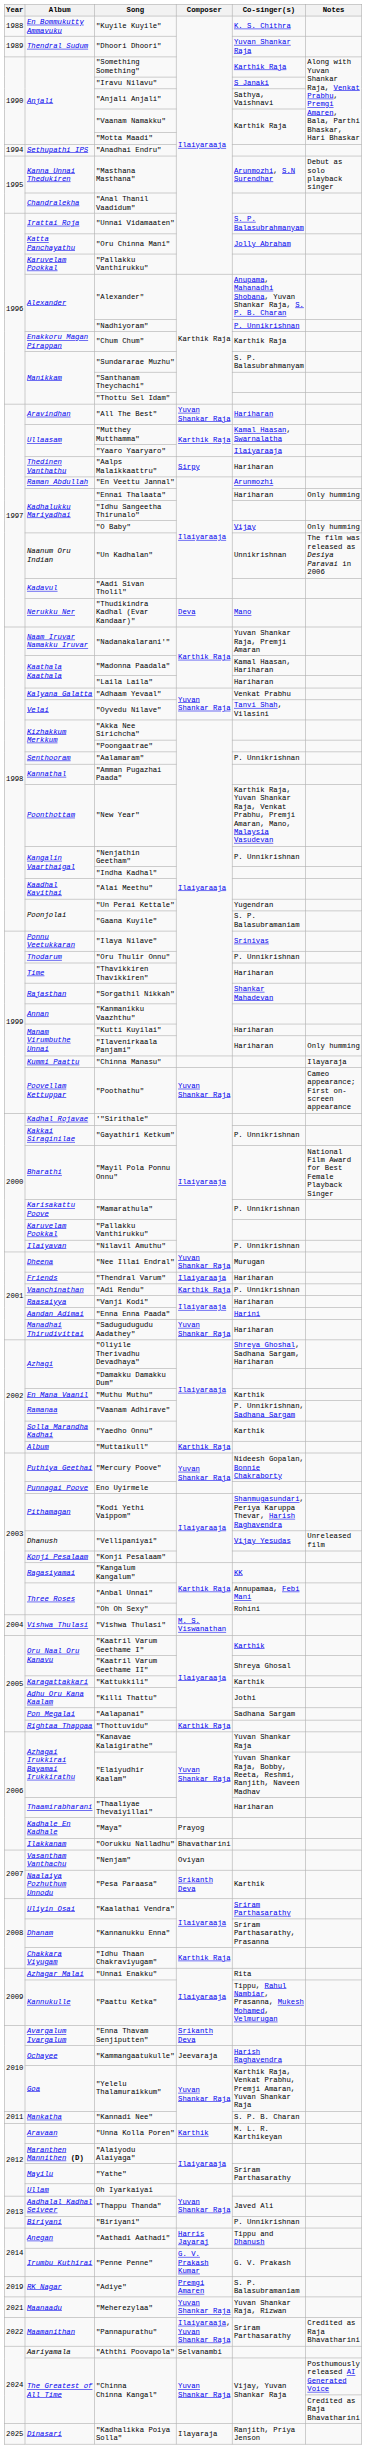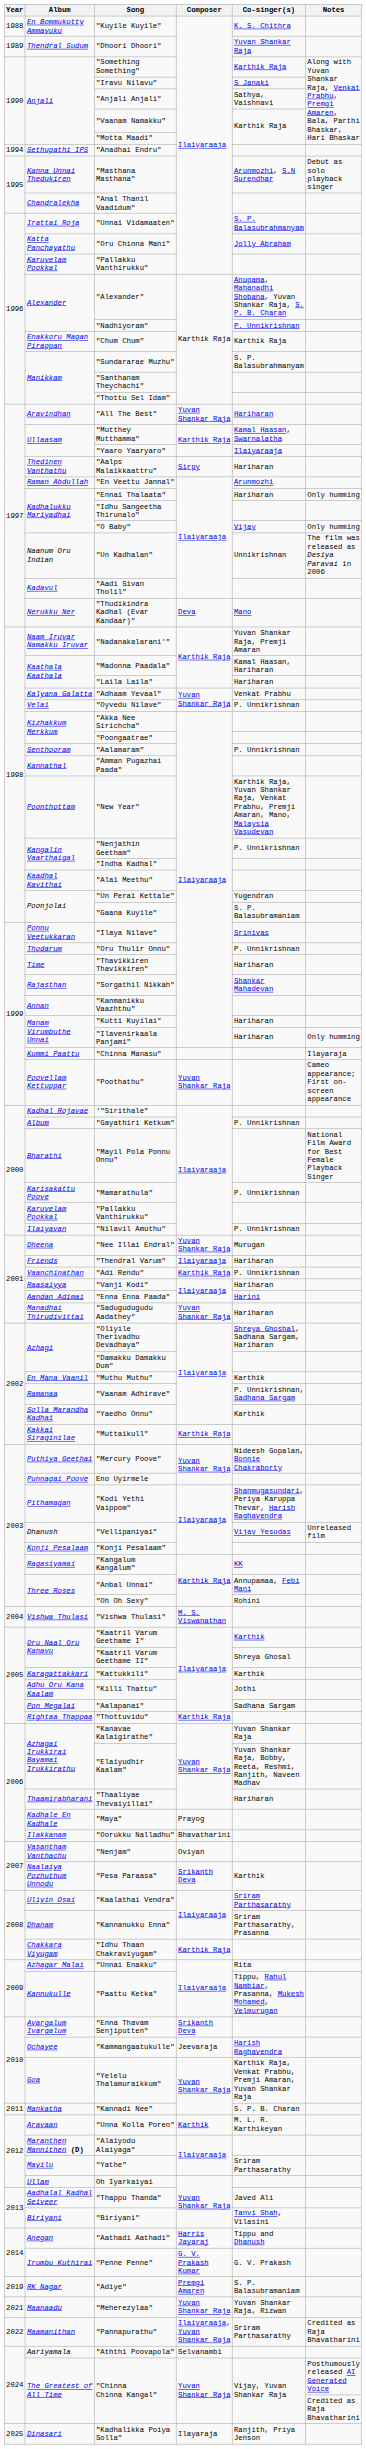(258, 710) Tanvi Shah, Vilasini -> (267, 706) P. Unnikrishnan
(51, 1135) Kakkai Siraginilae -> (38, 1123) Album
(38, 1447) Album -> (51, 1434) Kakkai Siraginilae
(267, 2222) P. Unnikrishnan -> (258, 2218) Tanvi Shah, Vilasini
